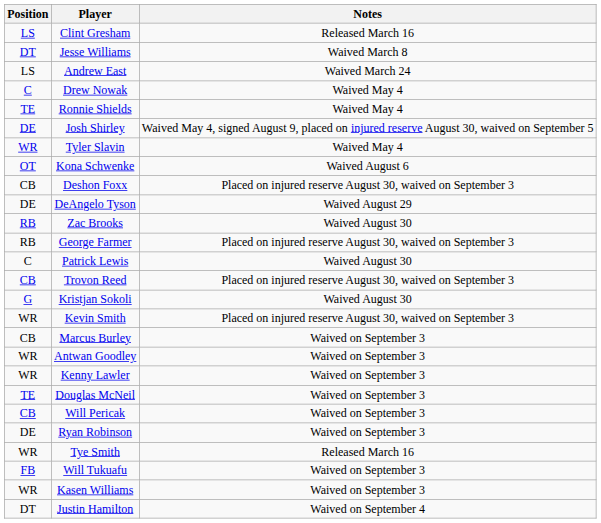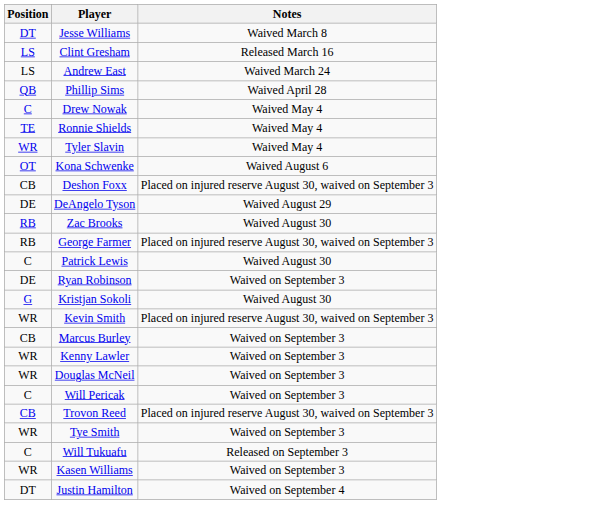rows swapped: (95, 33) <-> (95, 52)
+ row: (95, 90)
- row: (95, 128)
rows swapped: (95, 280) <-> (95, 432)
- row: (95, 356)
(28, 394) TE -> (28, 375) WR
(28, 413) CB -> (28, 394) C
(368, 451) Released March 16 -> (287, 432) Waived on September 3
(28, 470) FB -> (28, 451) C
(368, 470) Waived on September 3 -> (287, 451) Released on September 3
